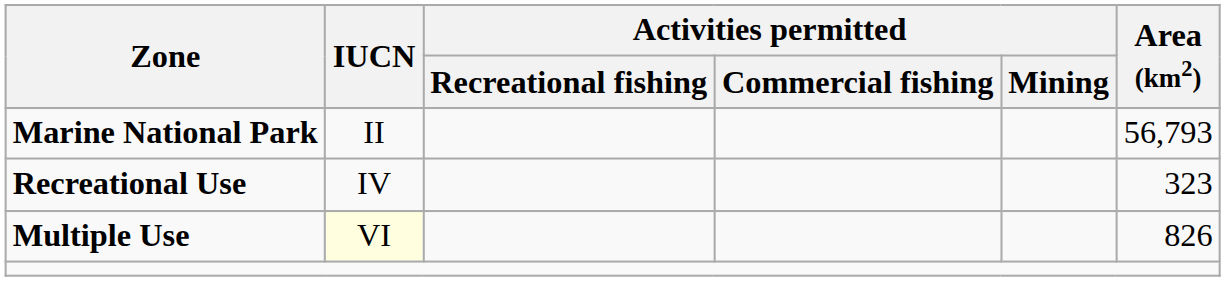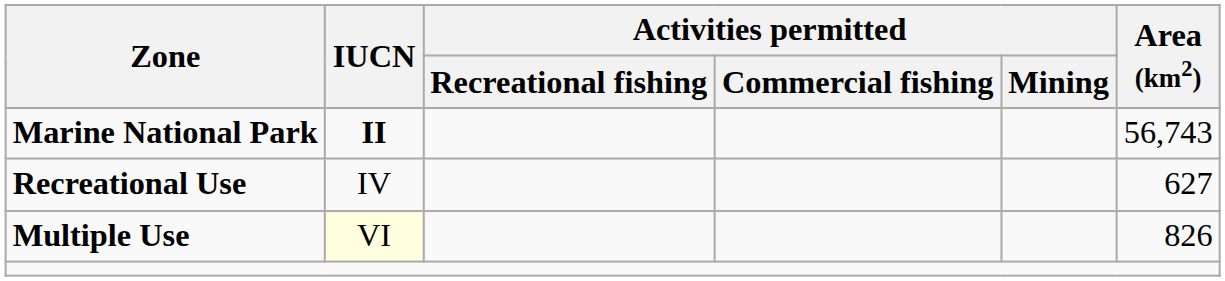(374, 132) normal -> (374, 132) bold
(1168, 132) 56,793 -> (1168, 132) 56,743
(1188, 183) 323 -> (1188, 183) 627
